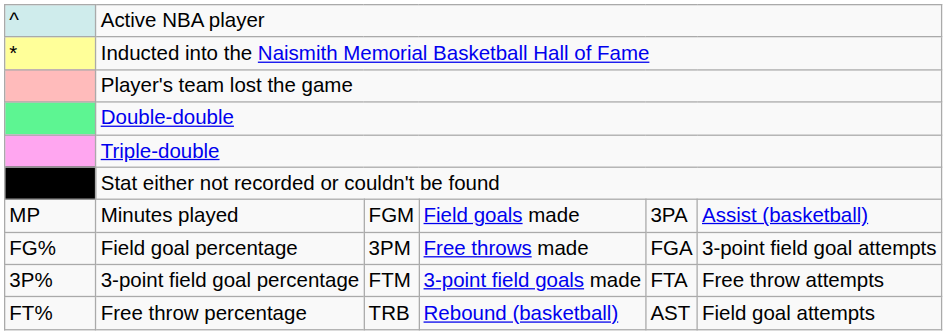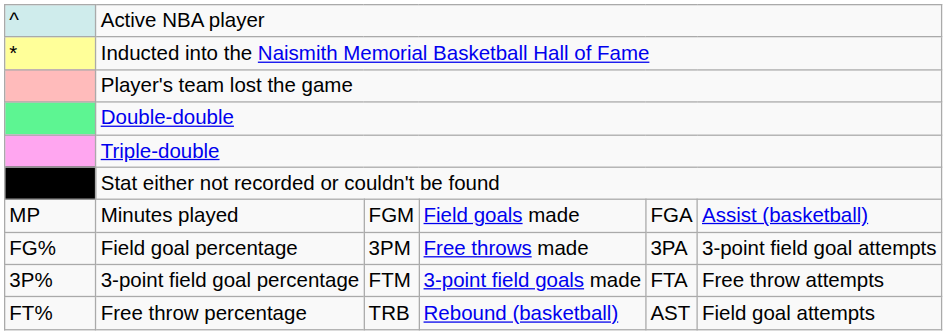(669, 215) 3PA -> (672, 215) FGA
(672, 248) FGA -> (669, 248) 3PA
